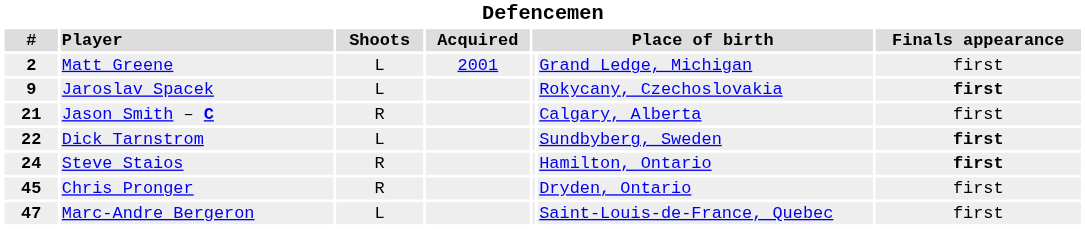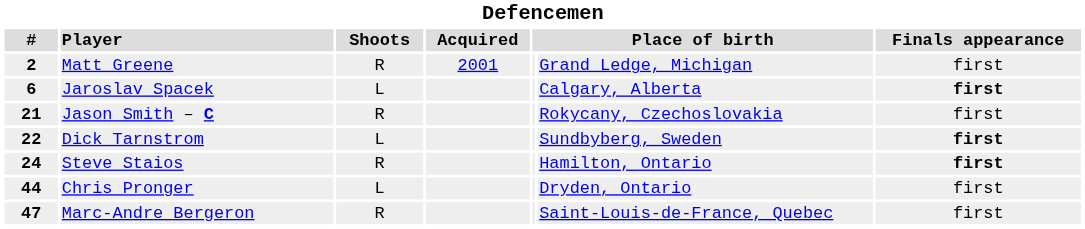(380, 65) L -> (380, 65) R
(31, 90) 9 -> (31, 90) 6
(661, 90) Rokycany, Czechoslovakia -> (620, 90) Calgary, Alberta
(620, 114) Calgary, Alberta -> (661, 114) Rokycany, Czechoslovakia
(31, 188) 45 -> (31, 188) 44
(380, 188) R -> (380, 188) L
(380, 213) L -> (380, 213) R
